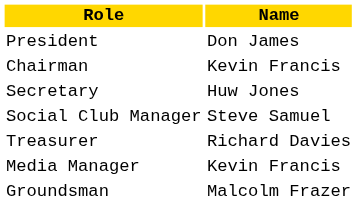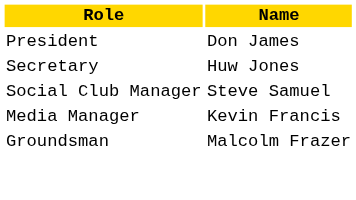- row: (47, 66)
- row: (52, 141)
